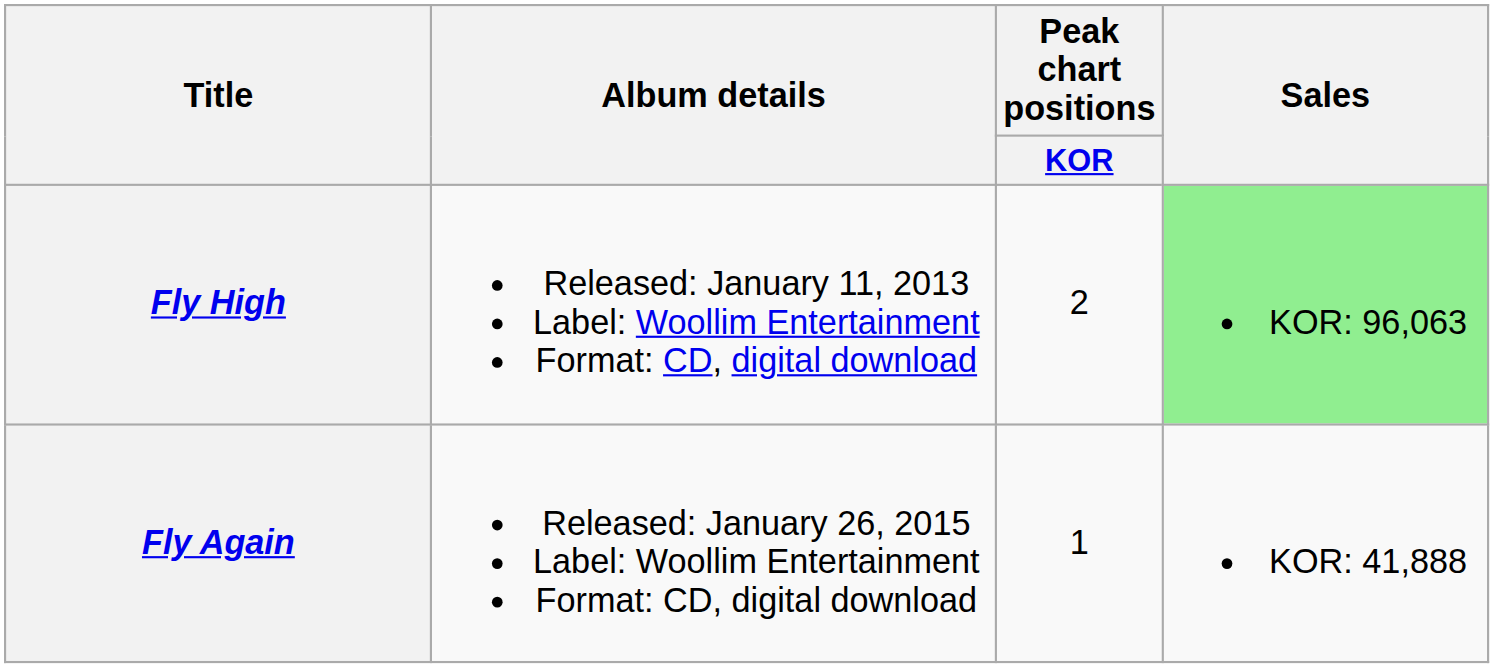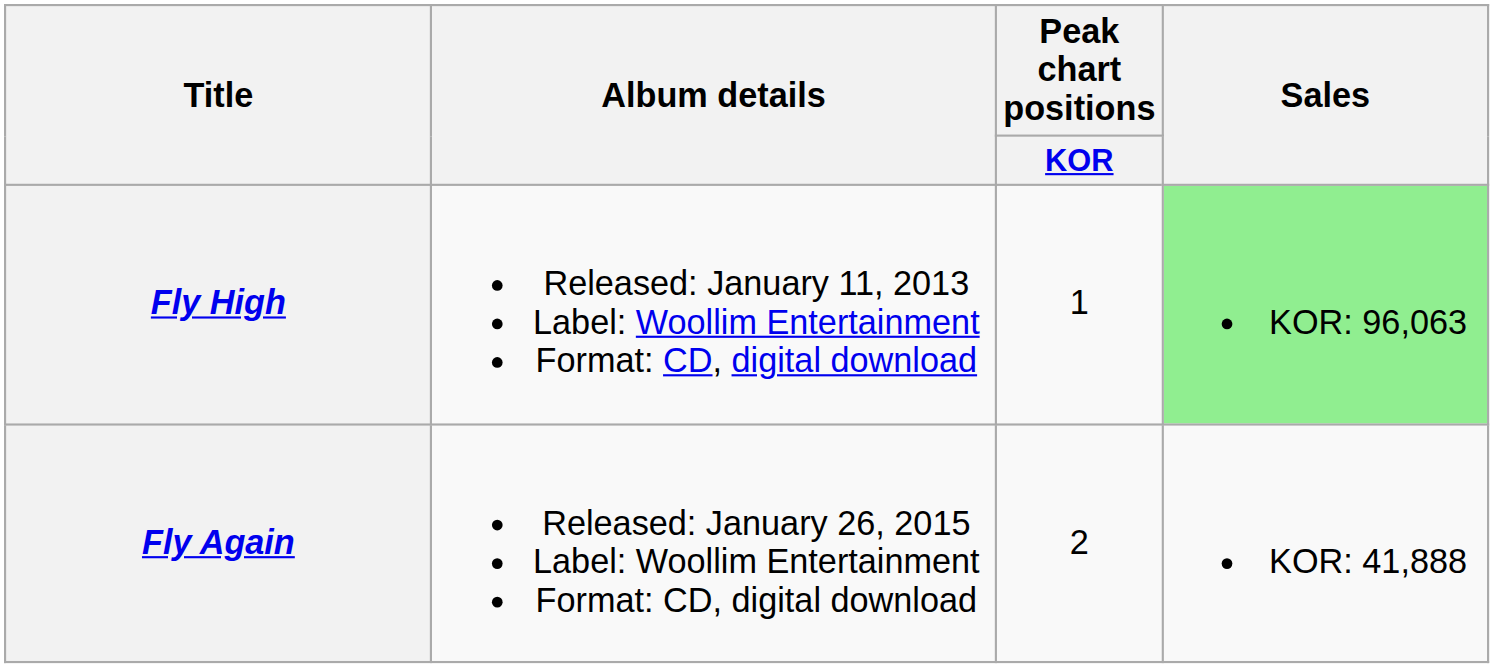(1079, 303) 2 -> (1079, 303) 1
(1079, 542) 1 -> (1079, 542) 2
